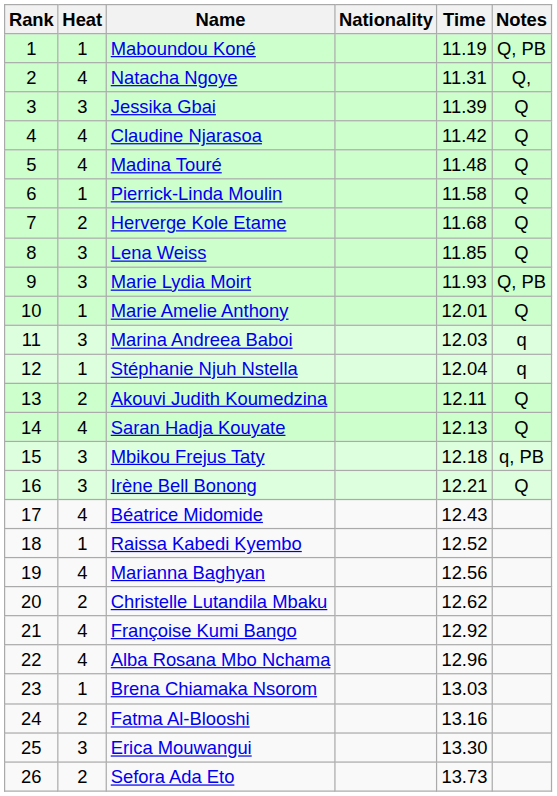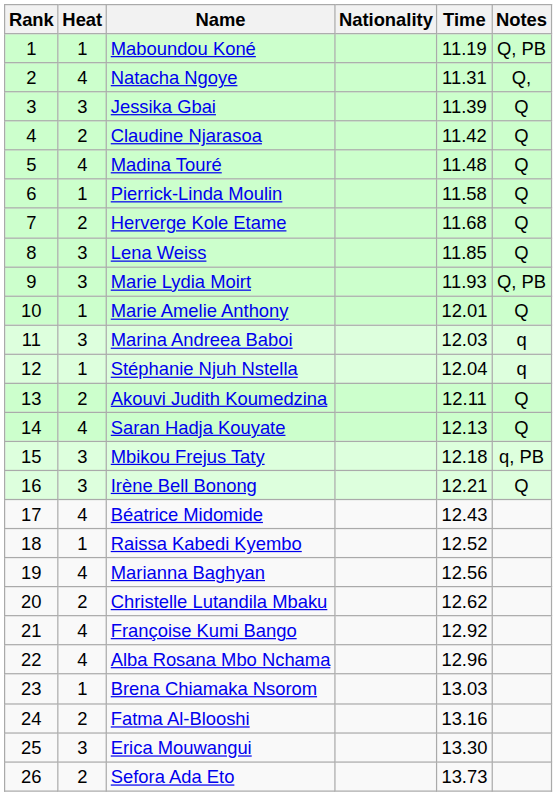(82, 136) 4 -> (82, 136) 2
